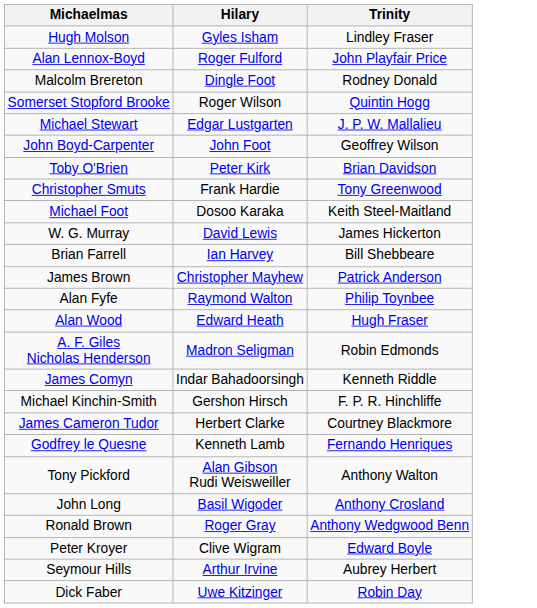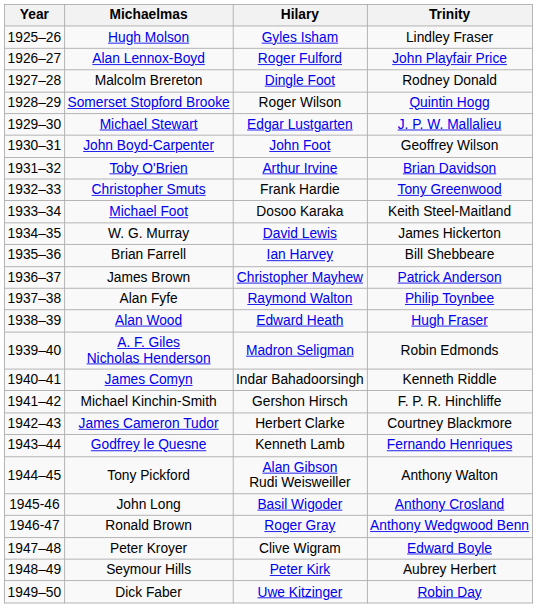+ column: (34, 15)
(240, 168) Peter Kirk -> (300, 168) Arthur Irvine
(240, 570) Arthur Irvine -> (300, 570) Peter Kirk
